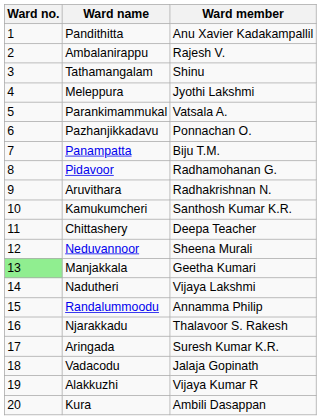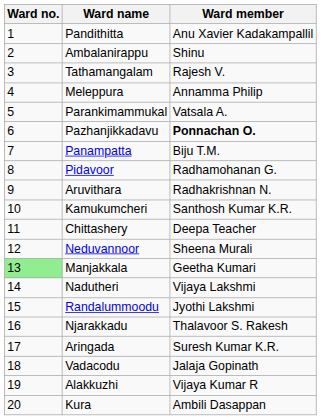(199, 53) Rajesh V. -> (189, 53) Shinu
(189, 72) Shinu -> (199, 72) Rajesh V.
(214, 92) Jyothi Lakshmi -> (218, 92) Annamma Philip
(212, 131) normal -> (214, 131) bold
(218, 307) Annamma Philip -> (214, 307) Jyothi Lakshmi
